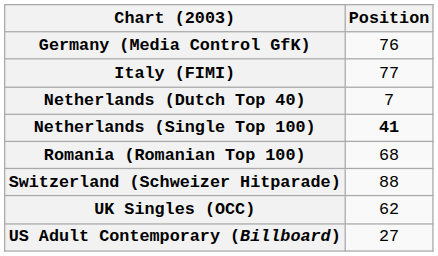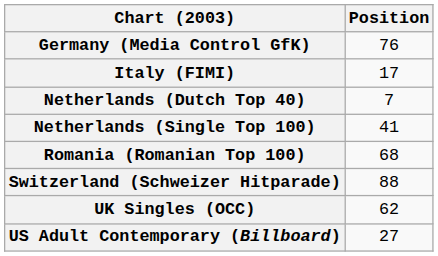(389, 73) 77 -> (389, 73) 17
(389, 128) bold -> (389, 128) normal
